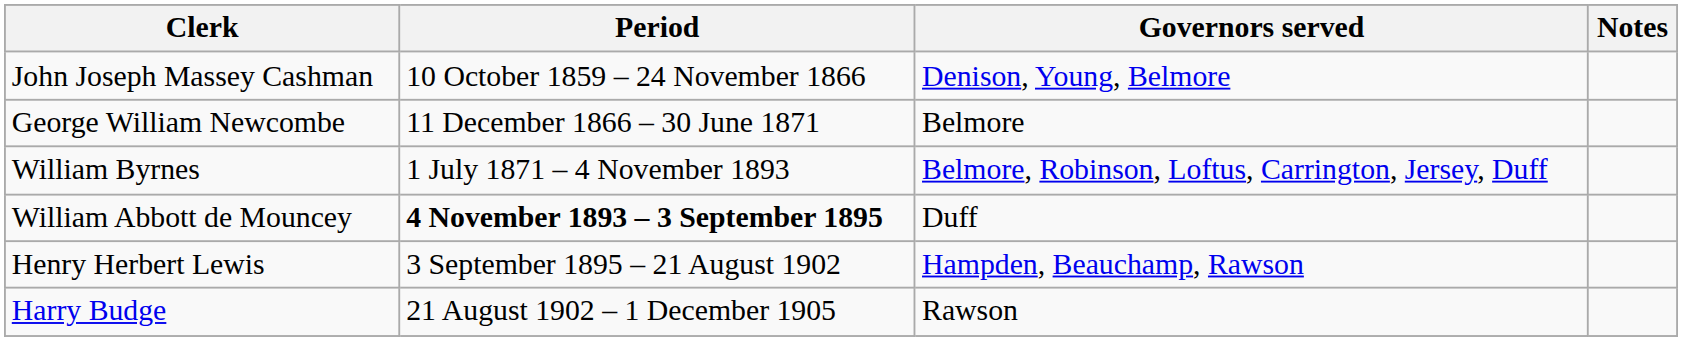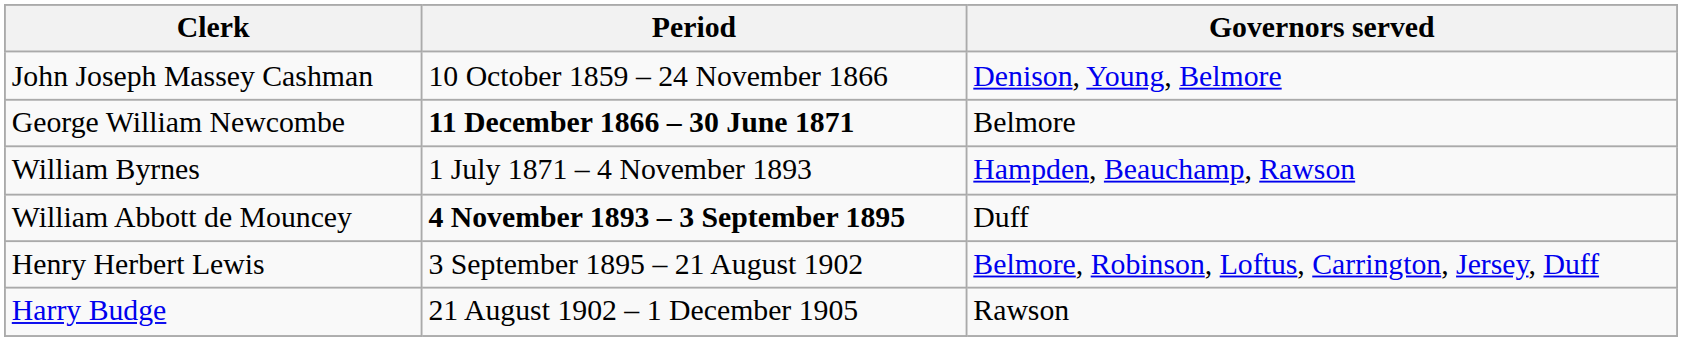- column: (1632, 28)
(613, 122) normal -> (641, 122) bold
(1235, 169) Belmore, Robinson, Loftus, Carrington, Jersey, Duff -> (1164, 169) Hampden, Beauchamp, Rawson
(1113, 264) Hampden, Beauchamp, Rawson -> (1286, 264) Belmore, Robinson, Loftus, Carrington, Jersey, Duff
